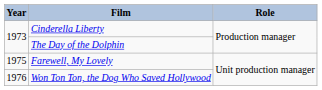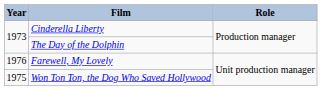(16, 61) 1975 -> (16, 61) 1976
(16, 77) 1976 -> (16, 77) 1975
